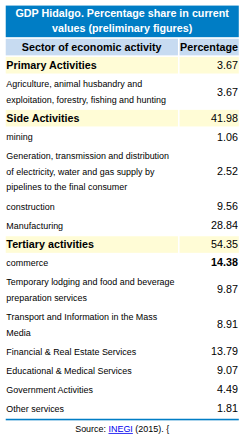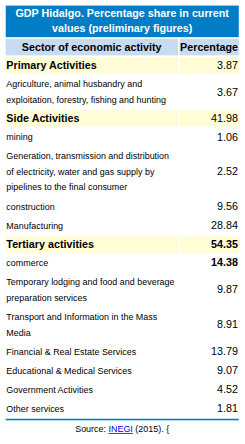(228, 65) 3.67 -> (228, 65) 3.87
(225, 244) normal -> (225, 244) bold
(228, 390) 4.49 -> (228, 390) 4.52
